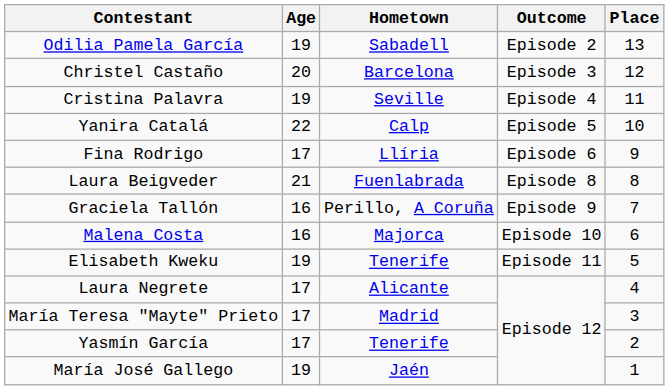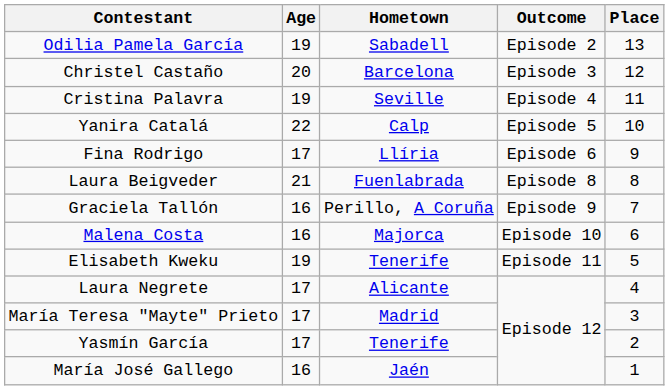(301, 371) 19 -> (301, 371) 16
